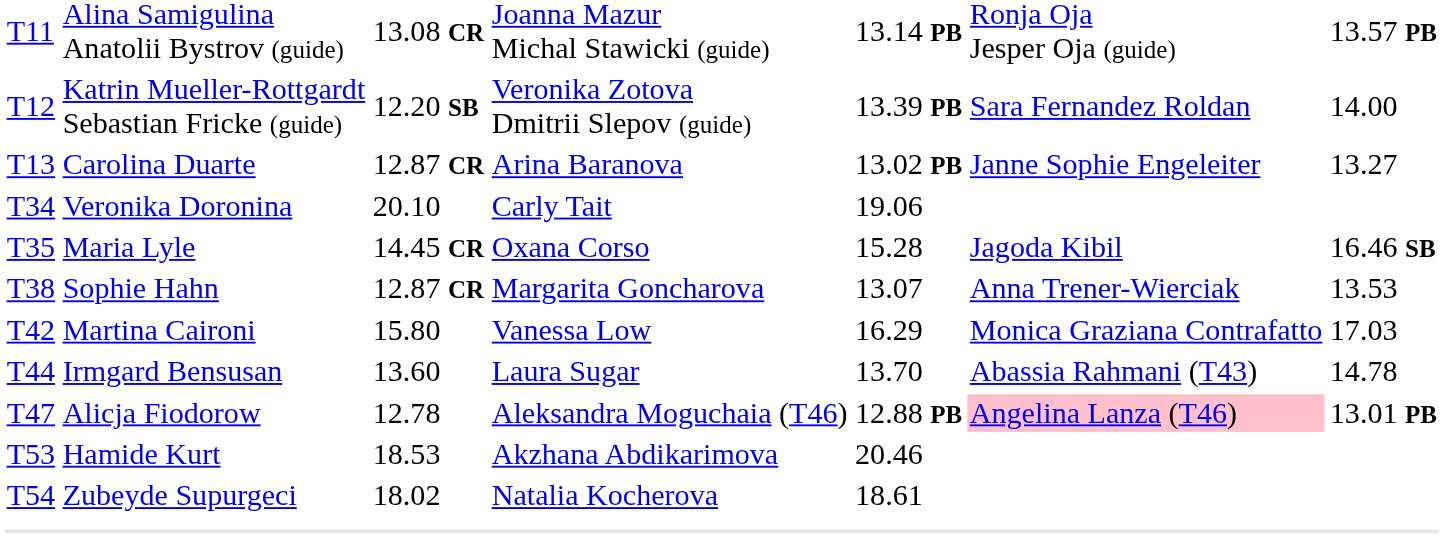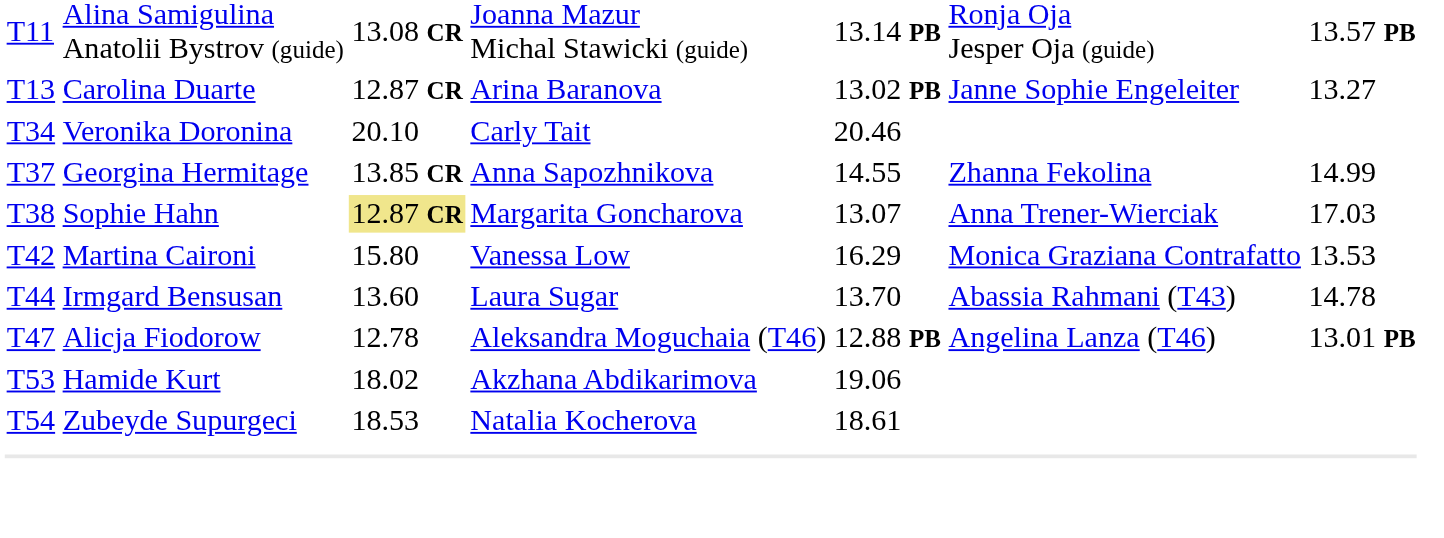- row: (214, 106)
(889, 205) 19.06 -> (868, 130) 20.46
- row: (129, 247)
+ row: (186, 172)
(428, 288) no background -> (407, 213) khaki background
(1364, 288) 13.53 -> (1342, 213) 17.03
(1364, 329) 17.03 -> (1342, 254) 13.53
(1103, 412) pink background -> (1082, 337) no background
(407, 454) 18.53 -> (385, 378) 18.02
(889, 454) 20.46 -> (868, 378) 19.06
(407, 495) 18.02 -> (385, 420) 18.53
